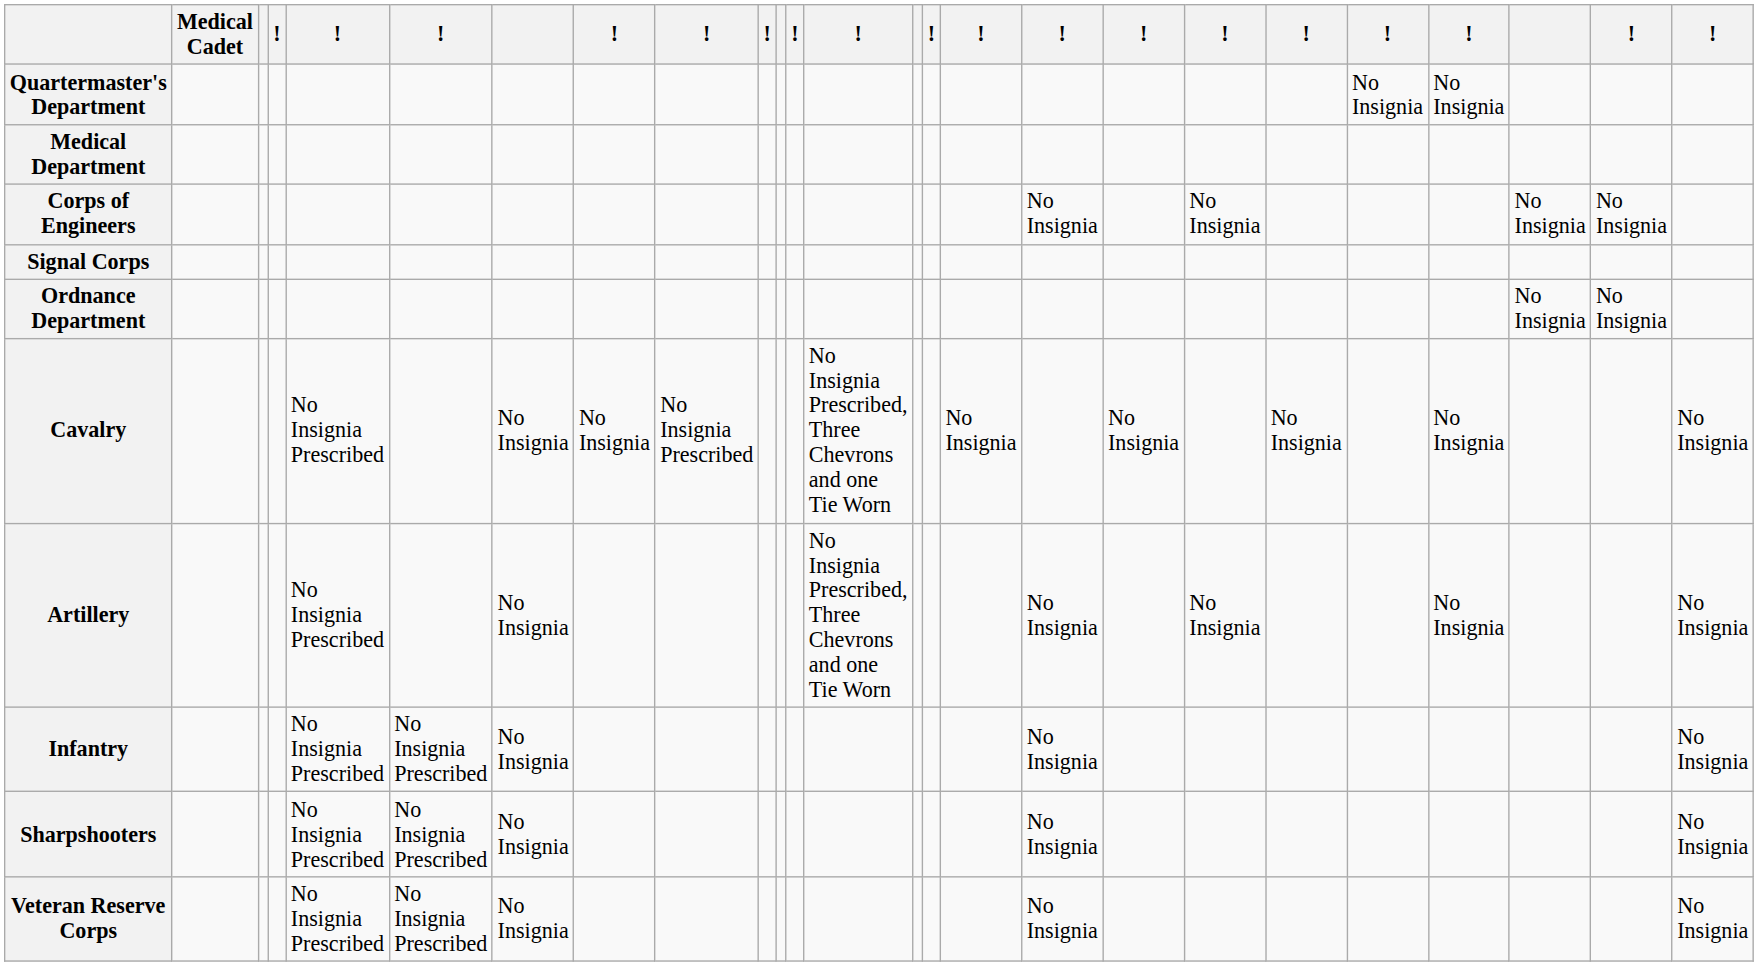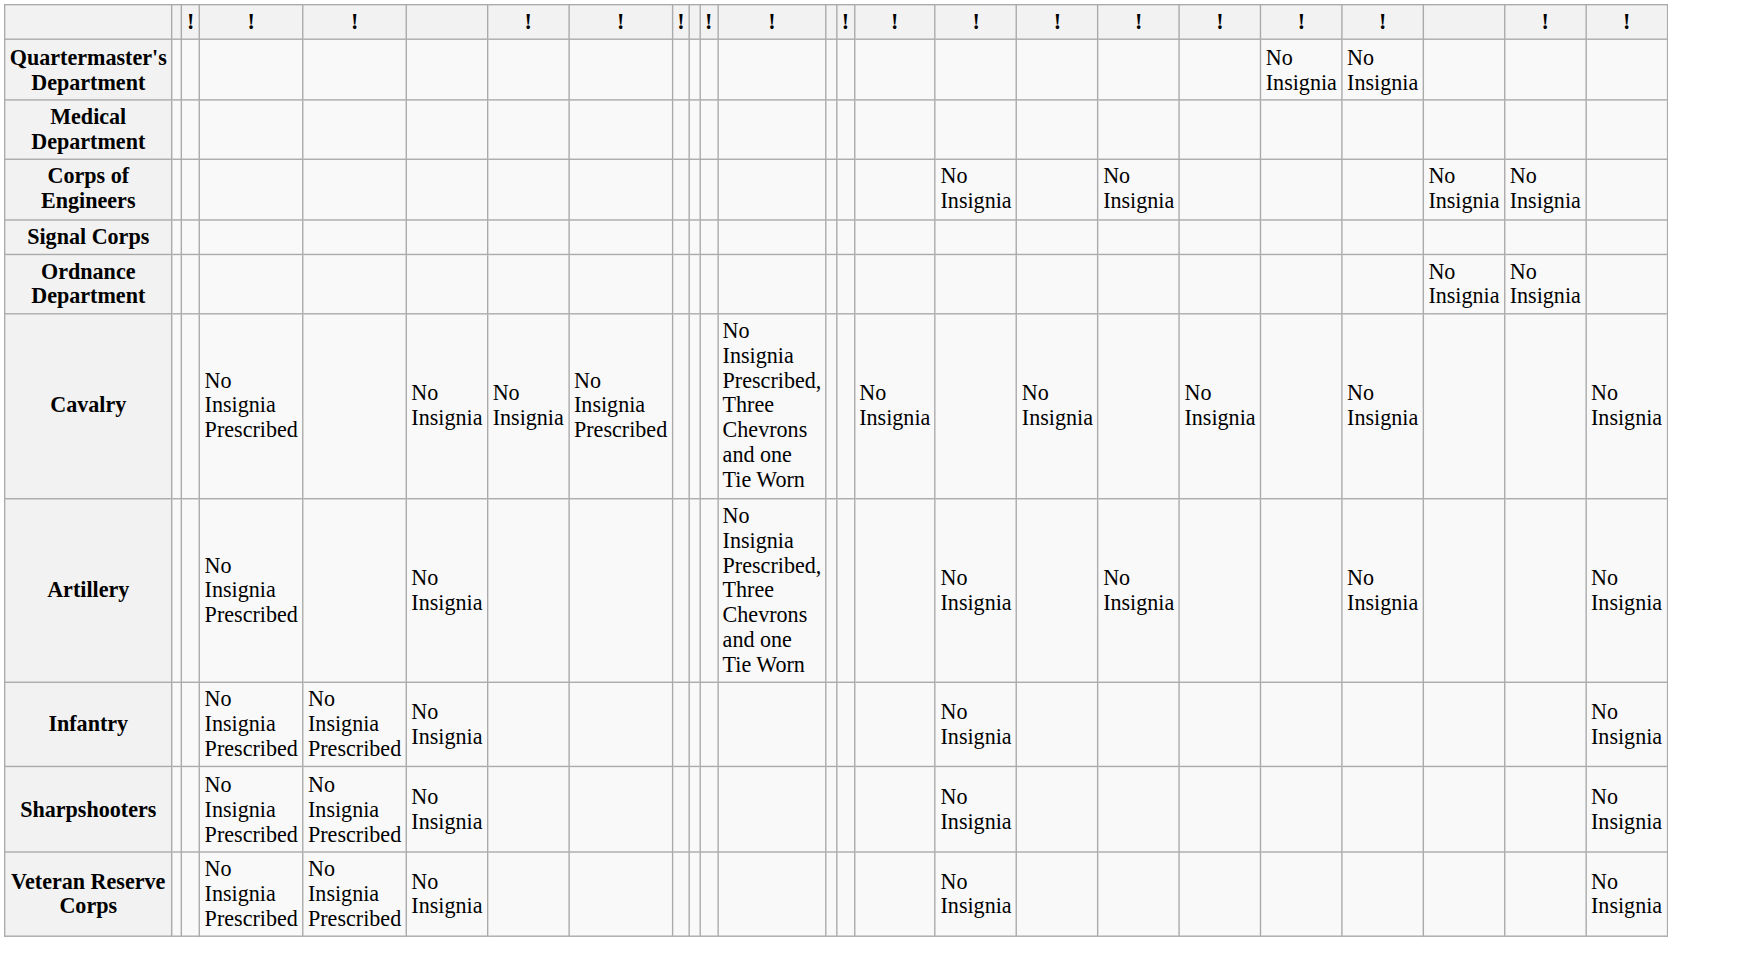- column: (215, 34)
